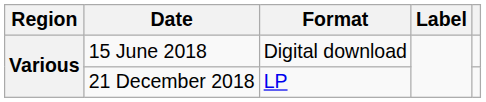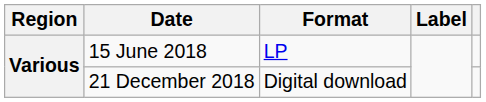(335, 50) Digital download -> (276, 50) LP
(276, 81) LP -> (335, 81) Digital download
